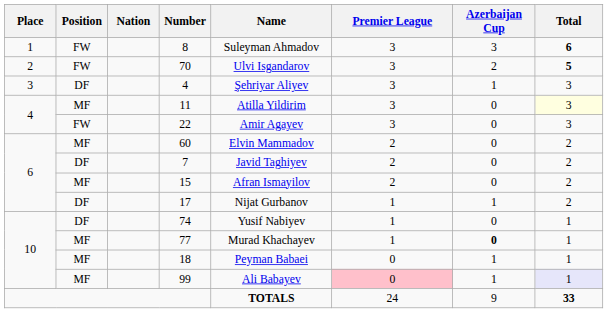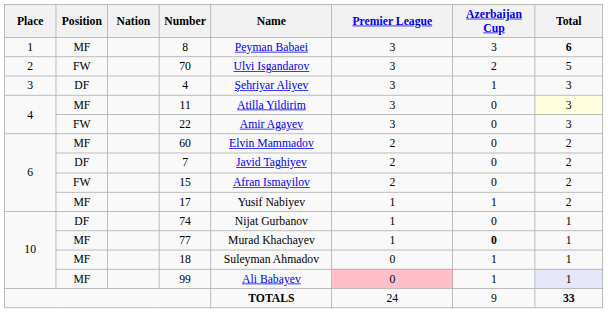(82, 47) FW -> (82, 47) MF
(271, 47) Suleyman Ahmadov -> (271, 47) Peyman Babaei
(569, 66) bold -> (569, 66) normal
(82, 182) MF -> (82, 182) FW
(82, 201) DF -> (82, 201) MF
(271, 201) Nijat Gurbanov -> (271, 201) Yusif Nabiyev
(271, 221) Yusif Nabiyev -> (271, 221) Nijat Gurbanov
(271, 259) Peyman Babaei -> (271, 259) Suleyman Ahmadov
